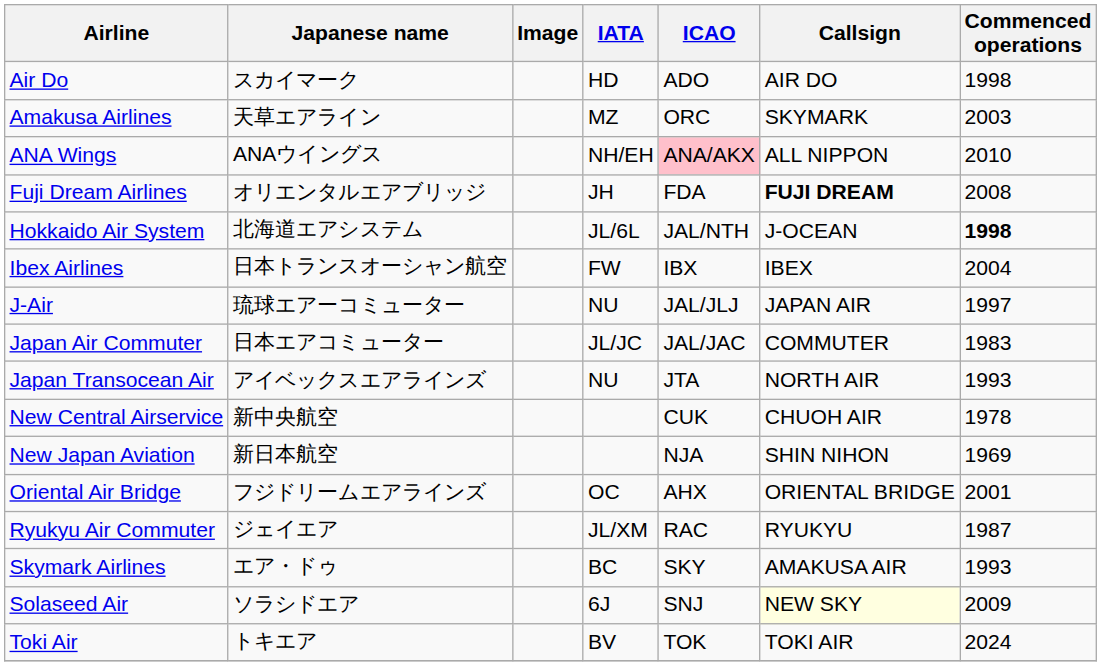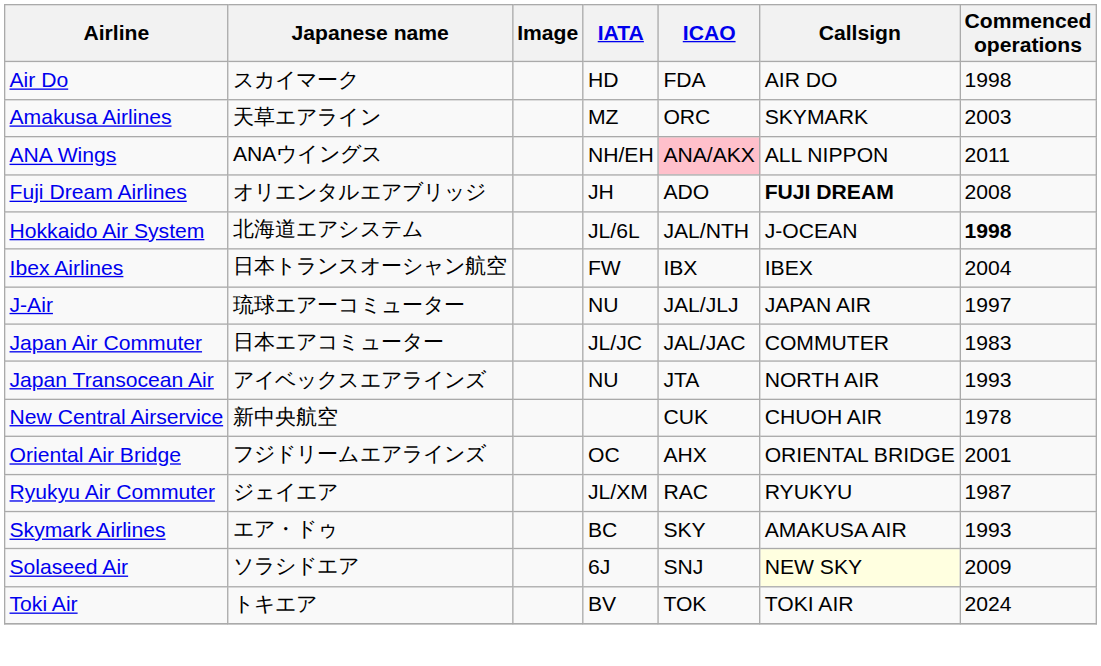(686, 80) ADO -> (685, 80) FDA
(988, 155) 2010 -> (987, 155) 2011
(685, 192) FDA -> (686, 192) ADO
- row: (102, 455)
